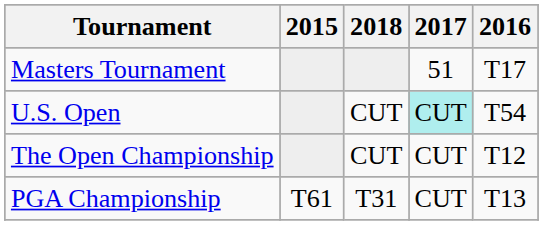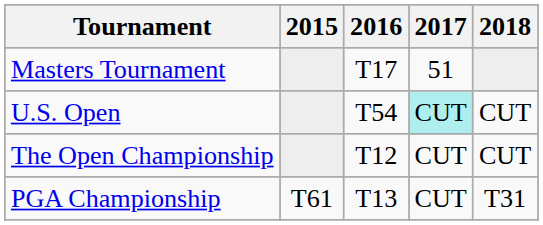columns swapped: (505, 26) <-> (376, 26)
